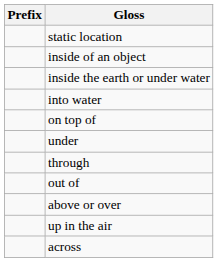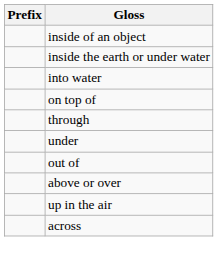- row: (85, 36)
rows swapped: (63, 141) <-> (69, 162)
